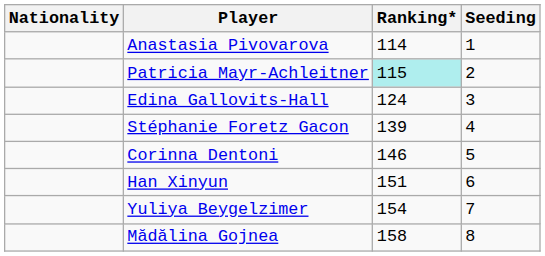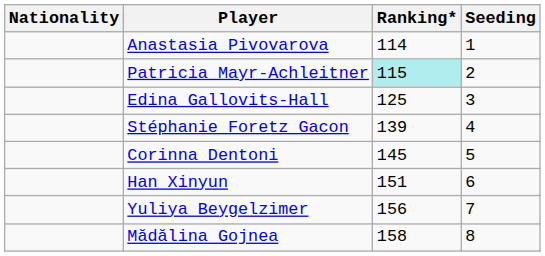(392, 100) 124 -> (392, 100) 125
(392, 155) 146 -> (392, 155) 145
(392, 210) 154 -> (392, 210) 156
